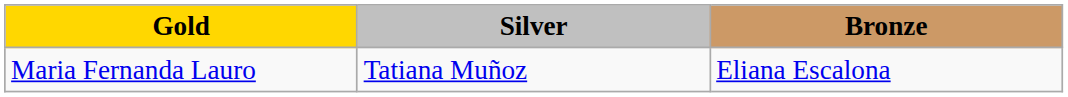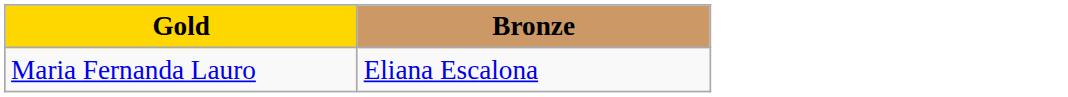- column: (534, 26)
